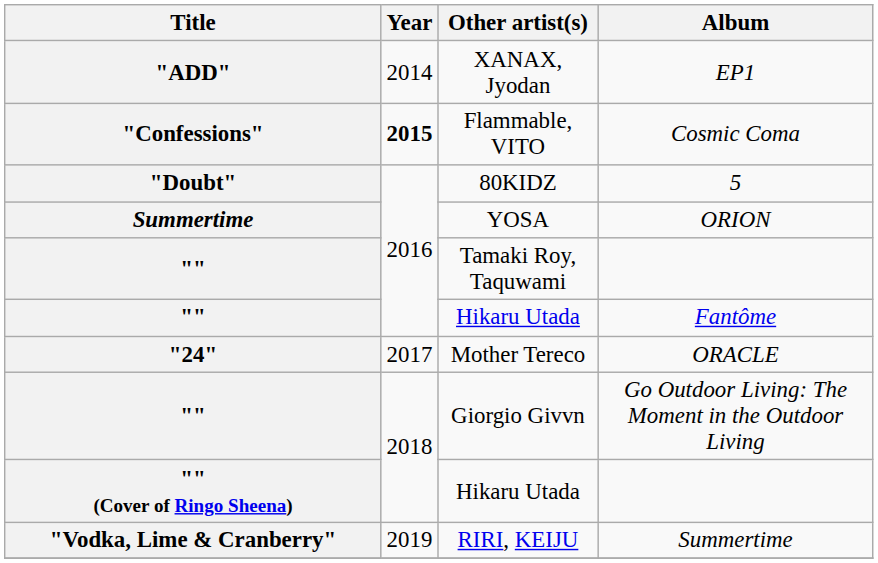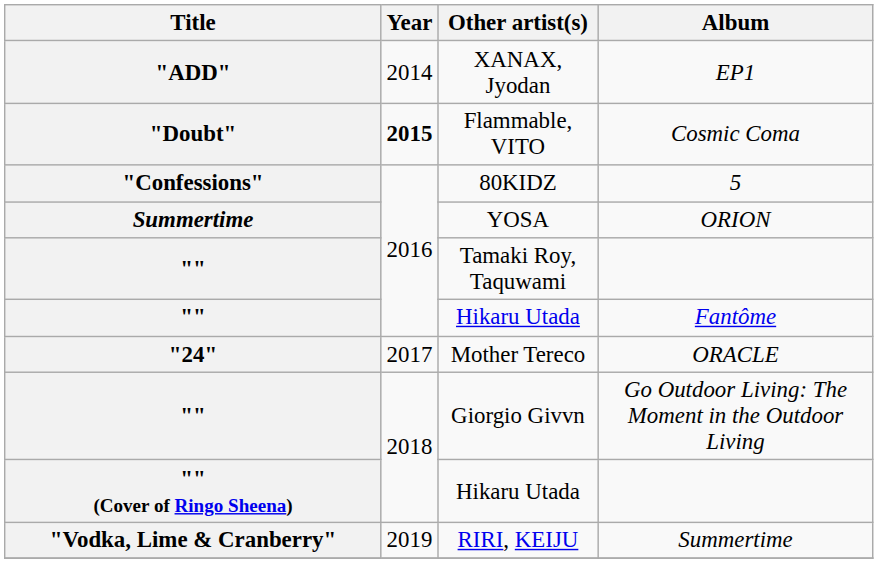(193, 133) "Confessions" -> (193, 133) "Doubt"
(193, 182) "Doubt" -> (193, 182) "Confessions"
